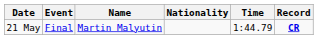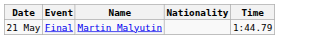- column: (294, 12)
